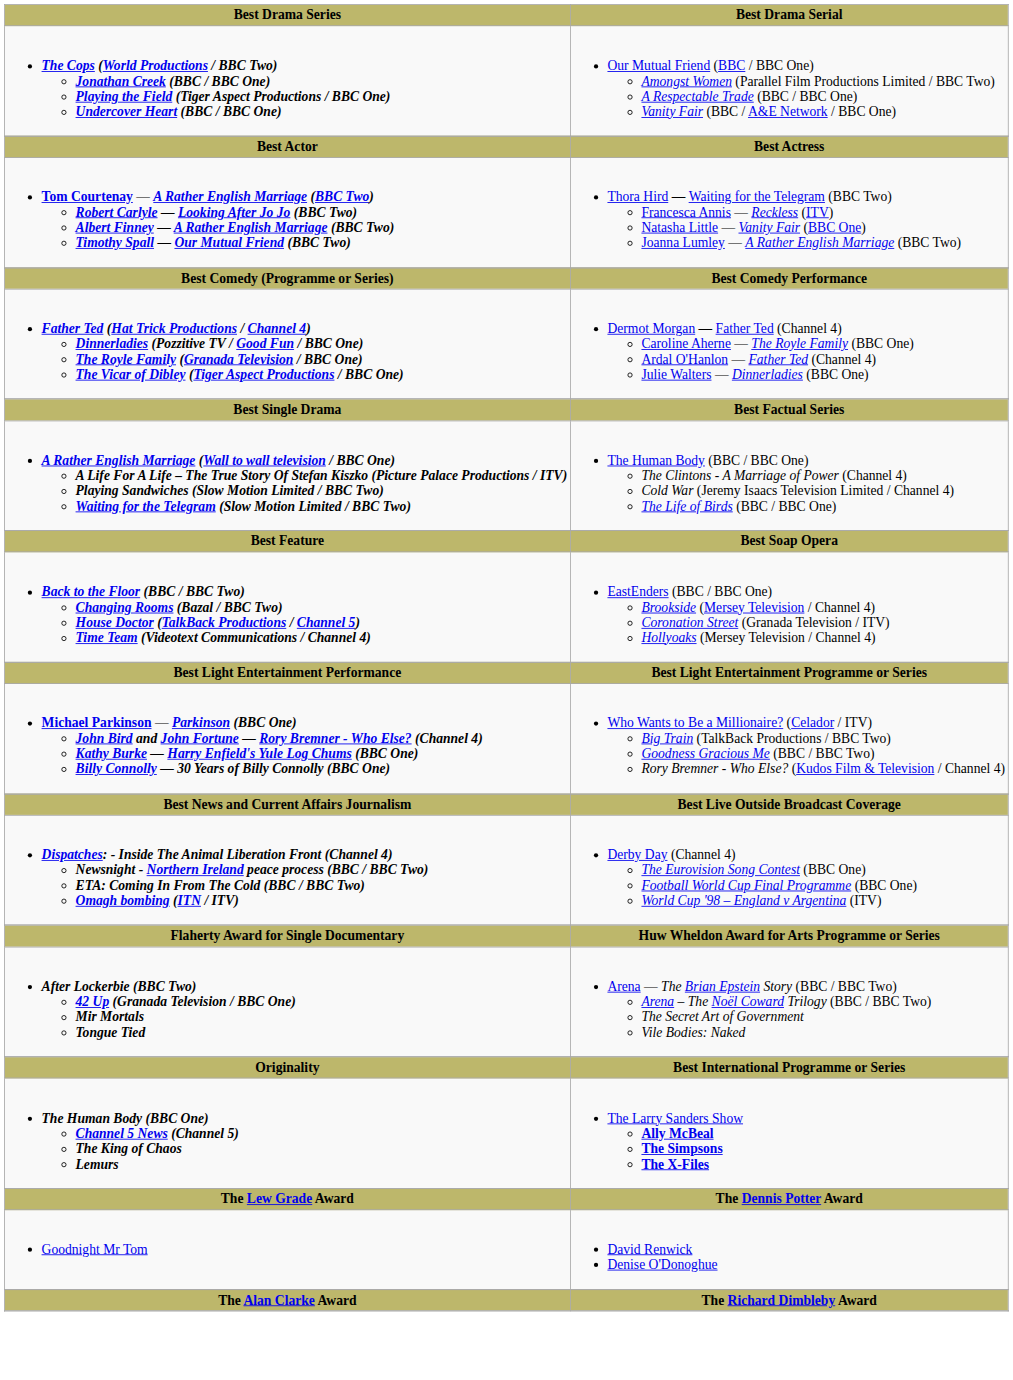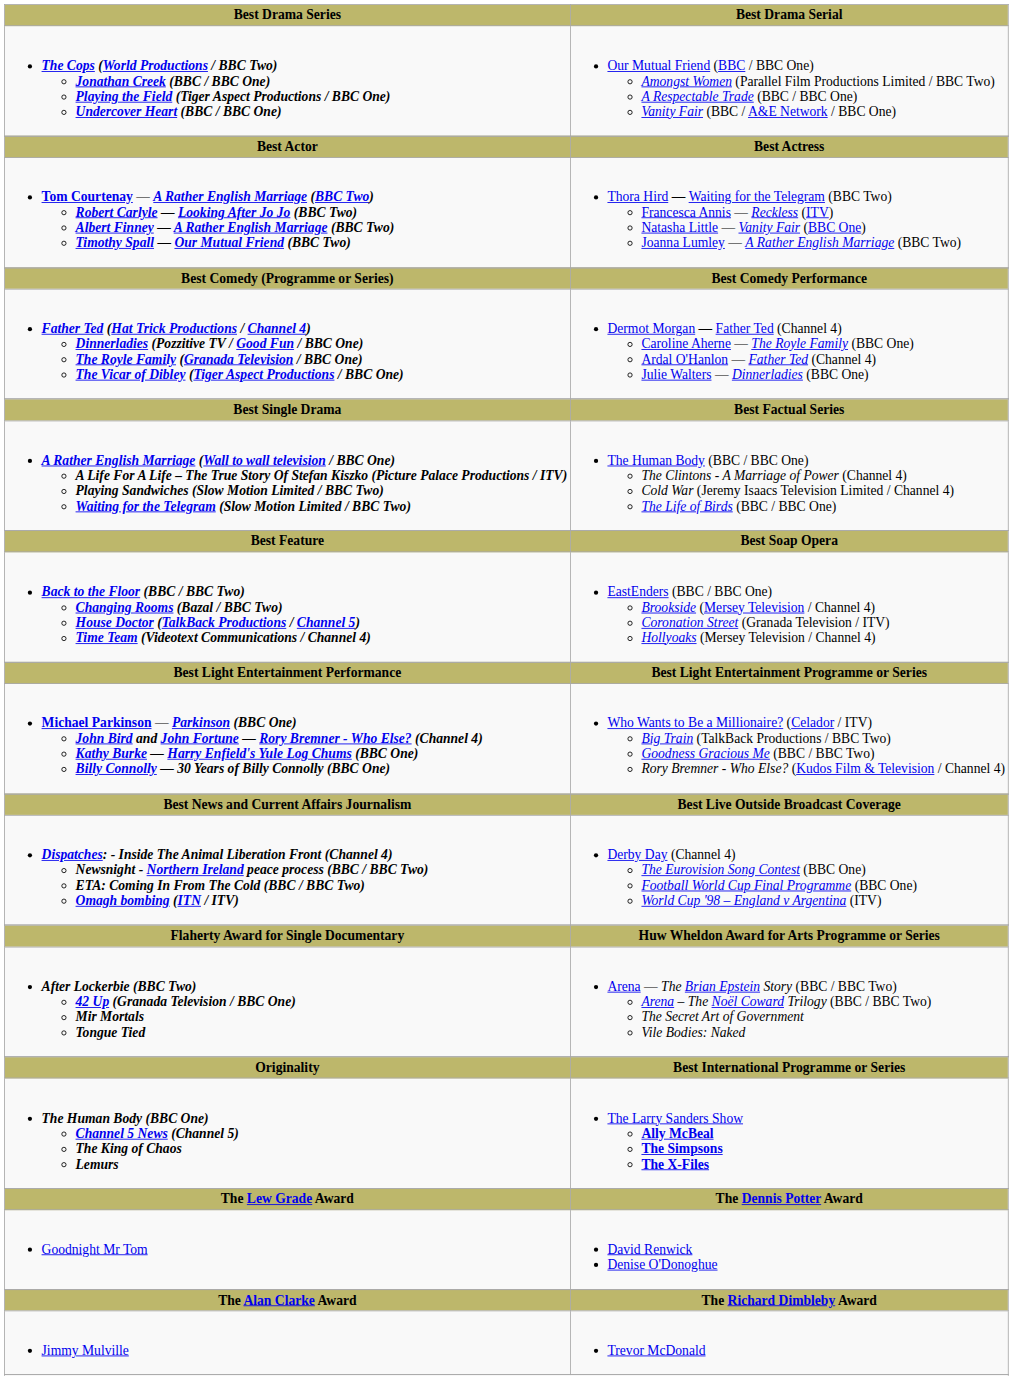+ row: (287, 1350)
